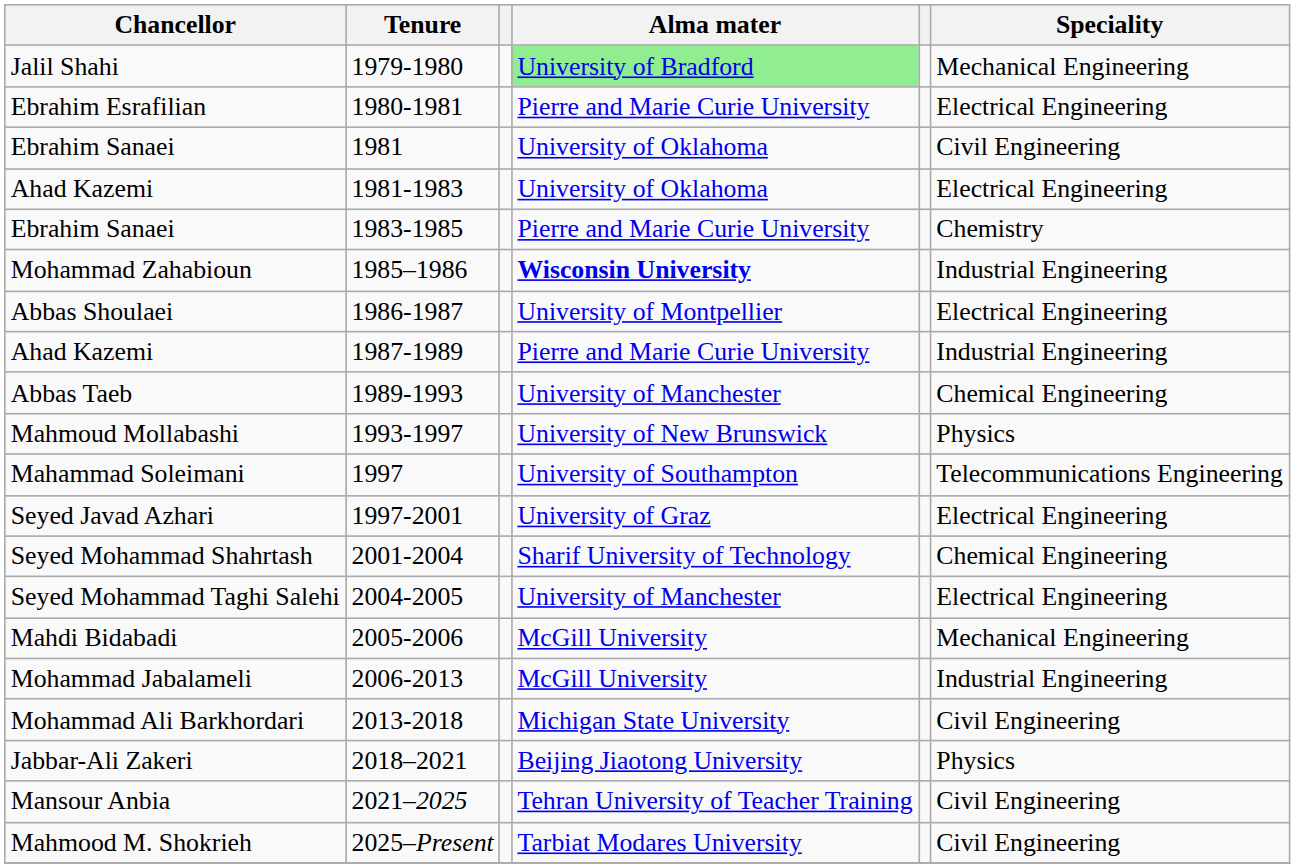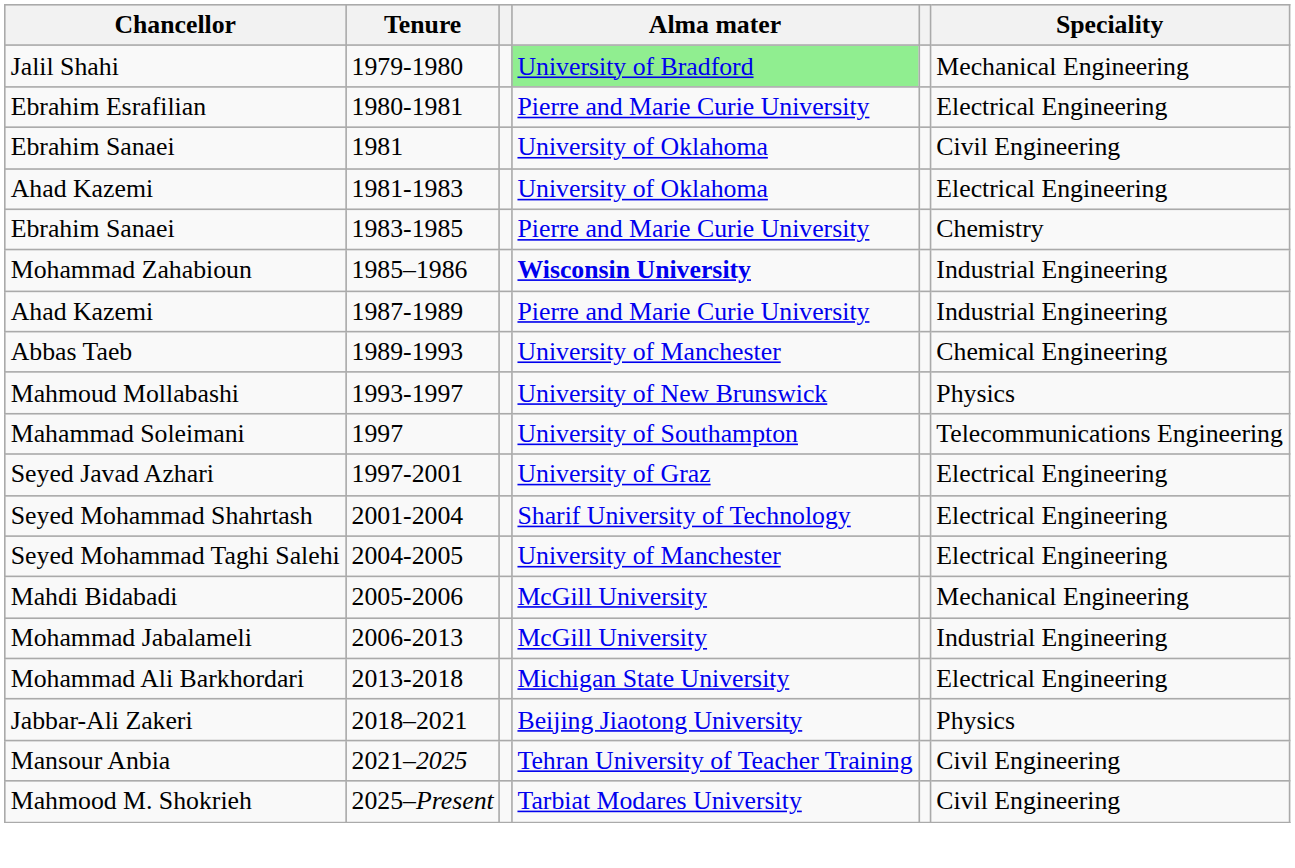- row: (92, 310)
(1052, 556) Chemical Engineering -> (1052, 515) Electrical Engineering
(1028, 719) Civil Engineering -> (1052, 678) Electrical Engineering
